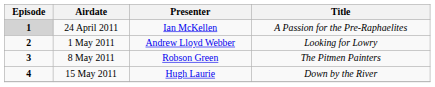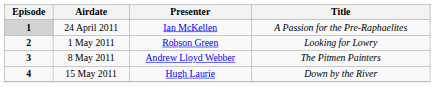(190, 43) Andrew Lloyd Webber -> (190, 43) Robson Green
(190, 58) Robson Green -> (190, 58) Andrew Lloyd Webber
